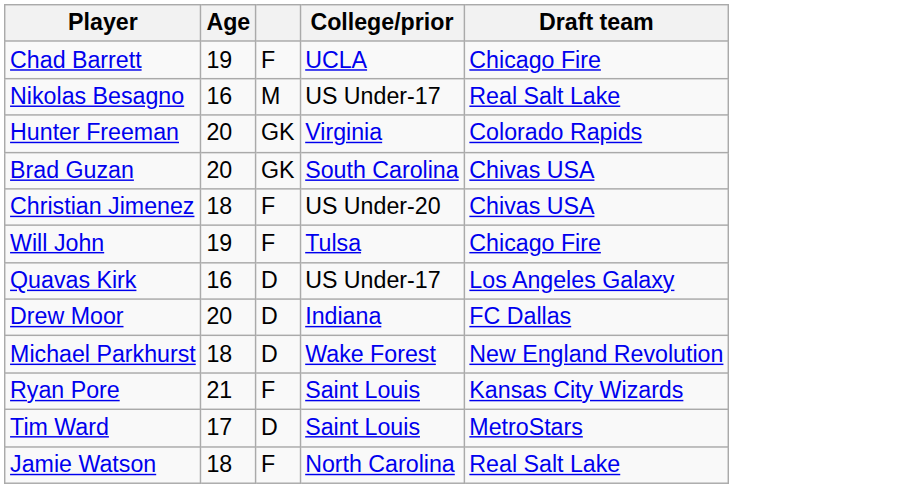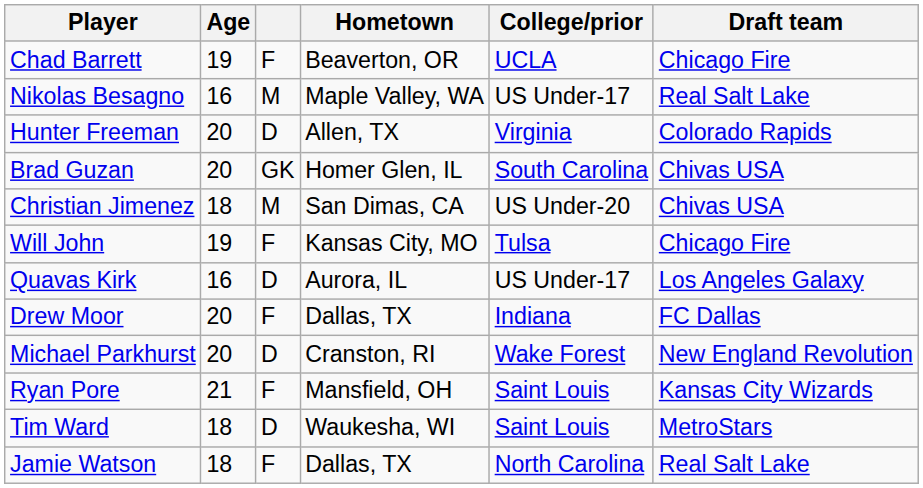+ column: (395, 22)
(278, 133) GK -> (269, 133) D
(268, 206) F -> (271, 206) M
(269, 317) D -> (268, 317) F
(219, 354) 18 -> (219, 354) 20
(219, 427) 17 -> (219, 427) 18
